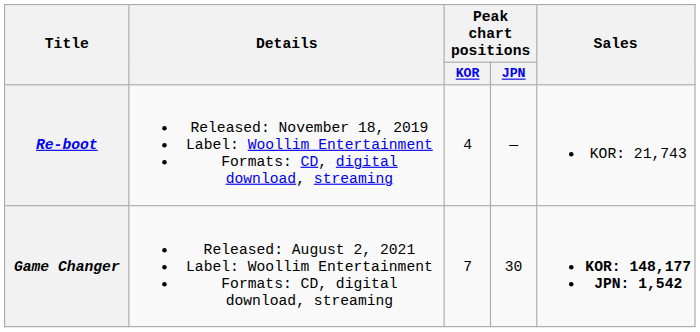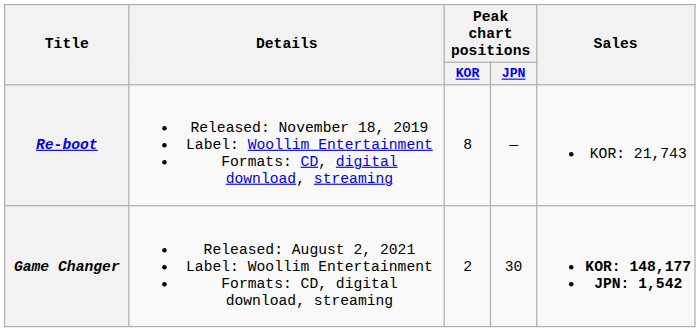(468, 145) 4 -> (468, 145) 8
(468, 266) 7 -> (468, 266) 2
